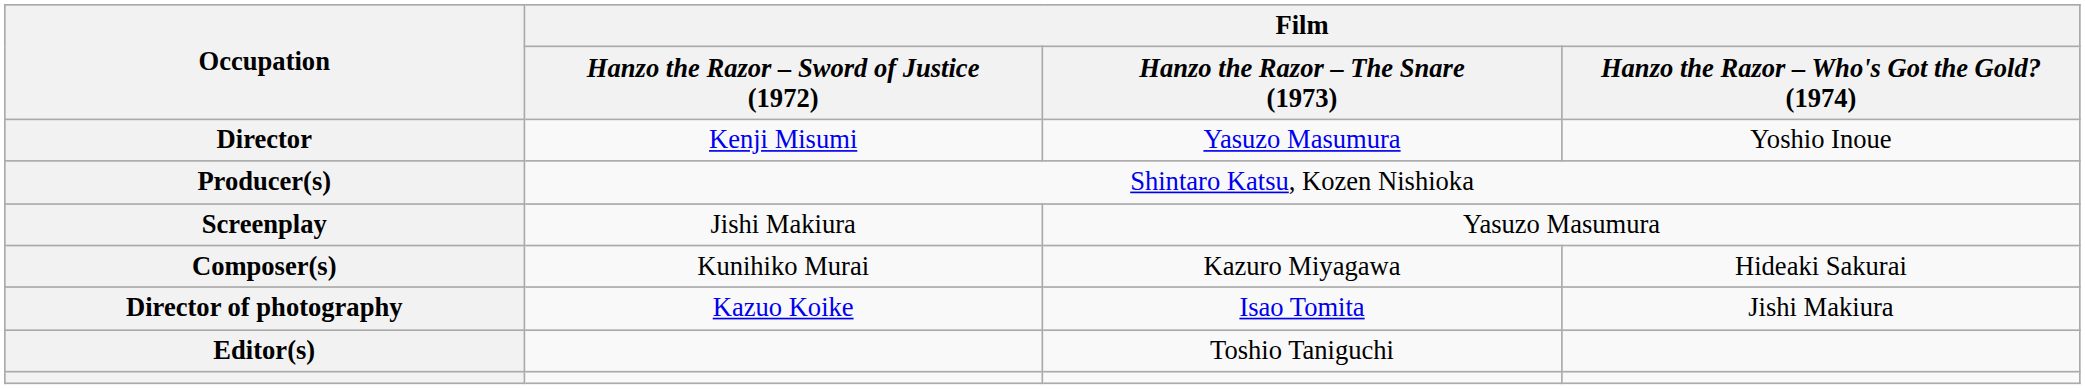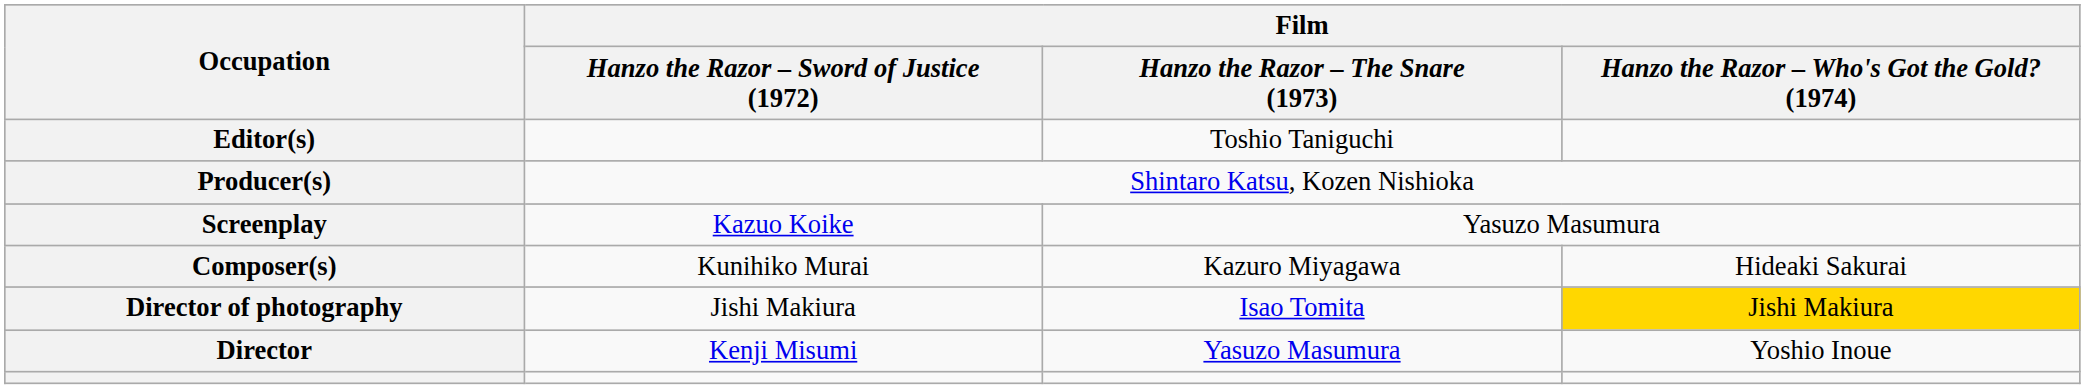rows swapped: (264, 139) <-> (264, 350)
(783, 223) Jishi Makiura -> (783, 223) Kazuo Koike
(783, 308) Kazuo Koike -> (783, 308) Jishi Makiura
(1821, 308) no background -> (1821, 308) gold background
